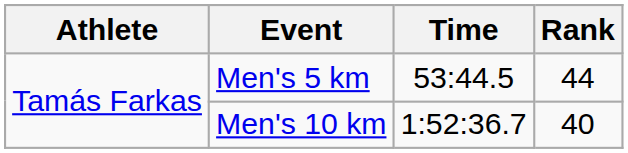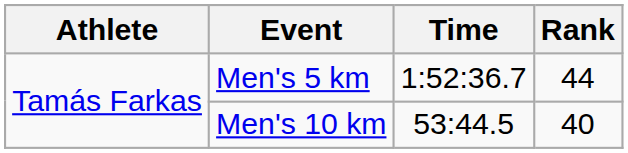(464, 77) 53:44.5 -> (464, 77) 1:52:36.7
(464, 125) 1:52:36.7 -> (464, 125) 53:44.5
